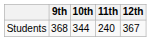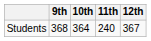(81, 28) 344 -> (81, 28) 364
